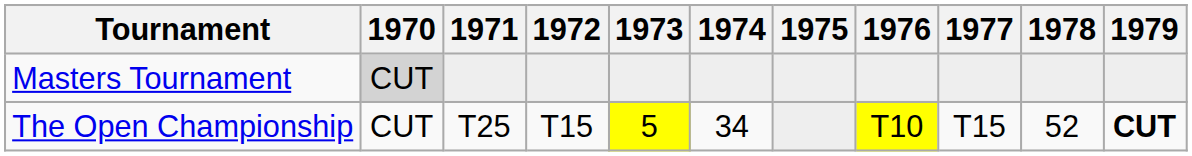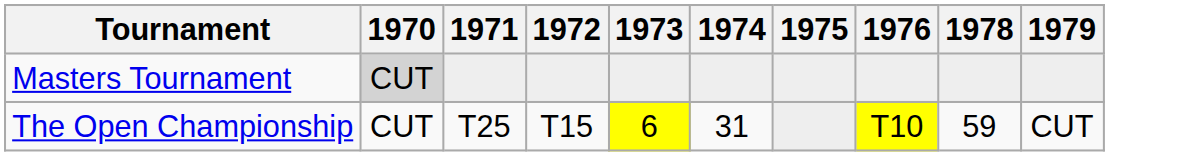- column: (979, 30)
(649, 127) 5 -> (649, 127) 6
(732, 127) 34 -> (732, 127) 31
(1062, 127) 52 -> (979, 127) 59
(1144, 127) bold -> (1062, 127) normal
